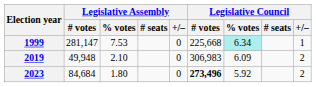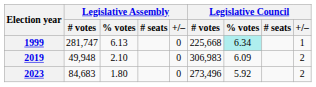(82, 43) 281,147 -> (82, 43) 281,747
(119, 43) 7.53 -> (119, 43) 6.13
(82, 74) 84,684 -> (82, 74) 84,683
(206, 74) bold -> (206, 74) normal
